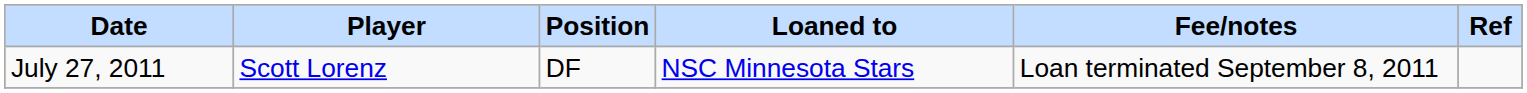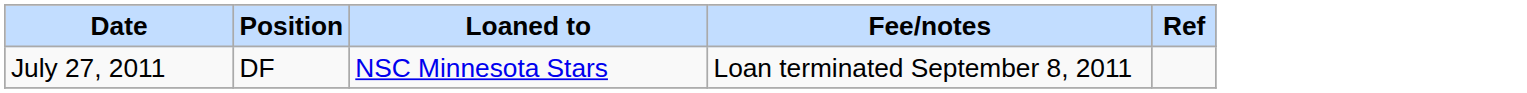- column: (386, 26)
